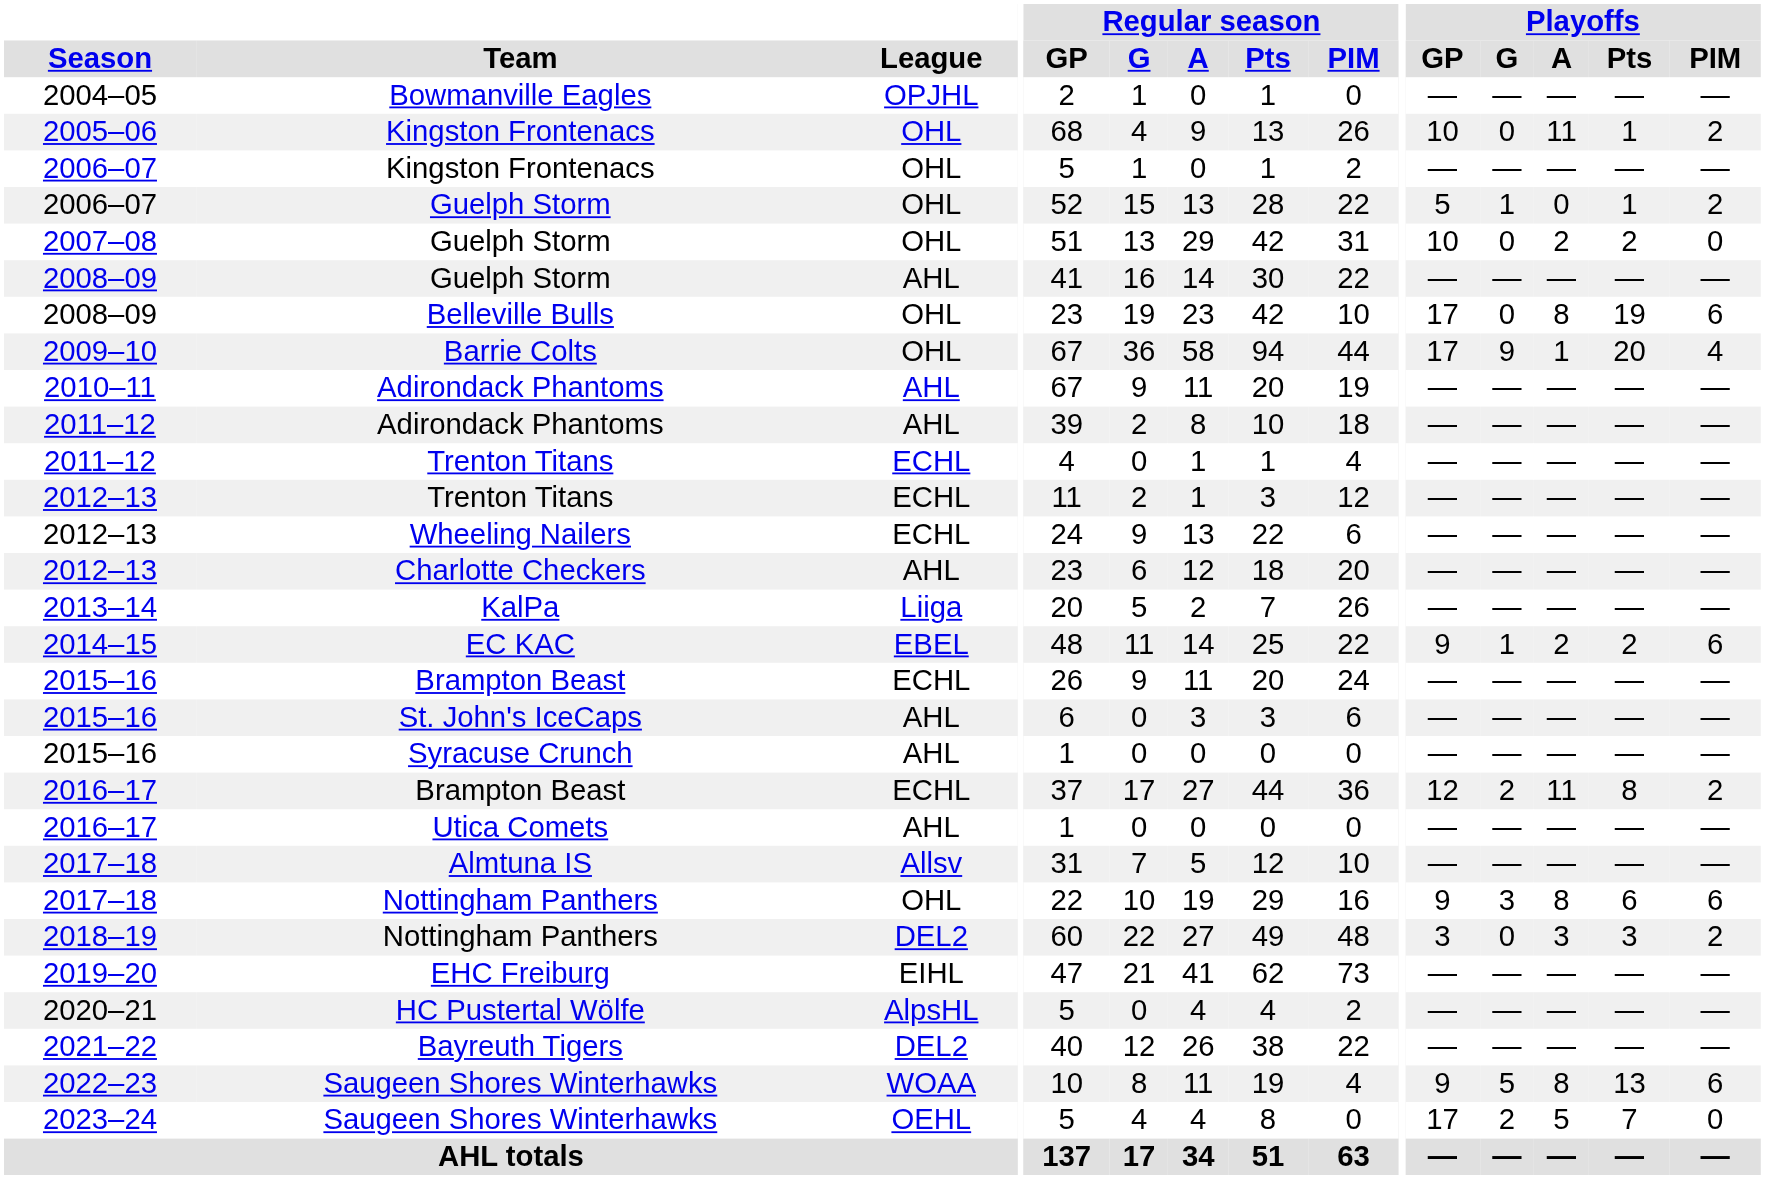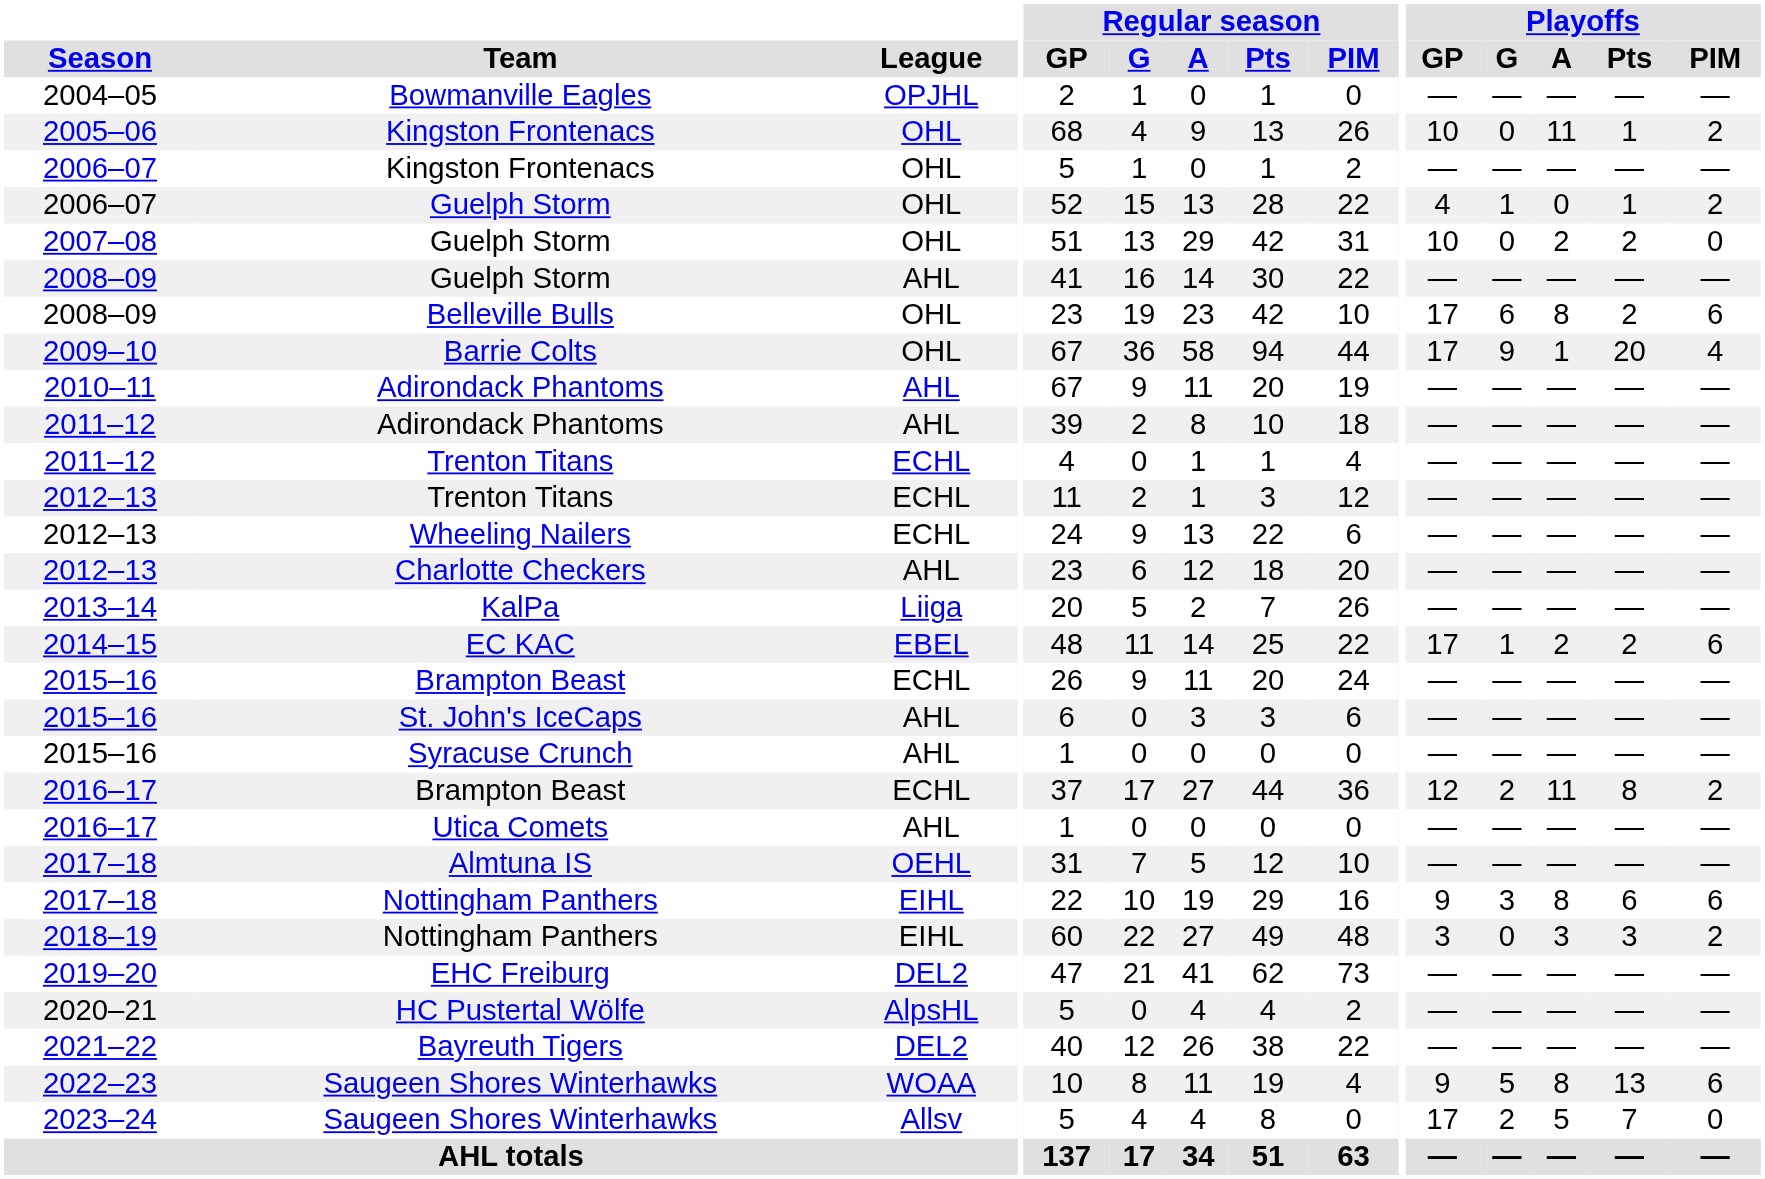(1442, 204) 5 -> (1442, 204) 4
(1507, 314) 0 -> (1507, 314) 6
(1629, 314) 19 -> (1629, 314) 2
(1442, 644) 9 -> (1442, 644) 17
(931, 863) Allsv -> (931, 863) OEHL
(931, 900) OHL -> (931, 900) EIHL
(931, 936) DEL2 -> (931, 936) EIHL
(931, 973) EIHL -> (931, 973) DEL2
(931, 1119) OEHL -> (931, 1119) Allsv
